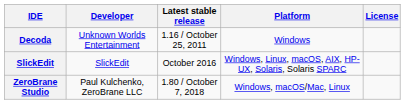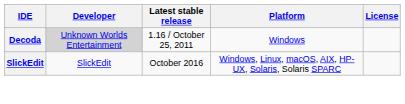(112, 39) no background -> (94, 39) lightgrey background
- row: (35, 87)
